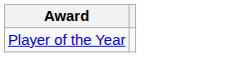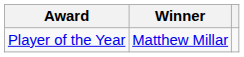+ column: (180, 16)
